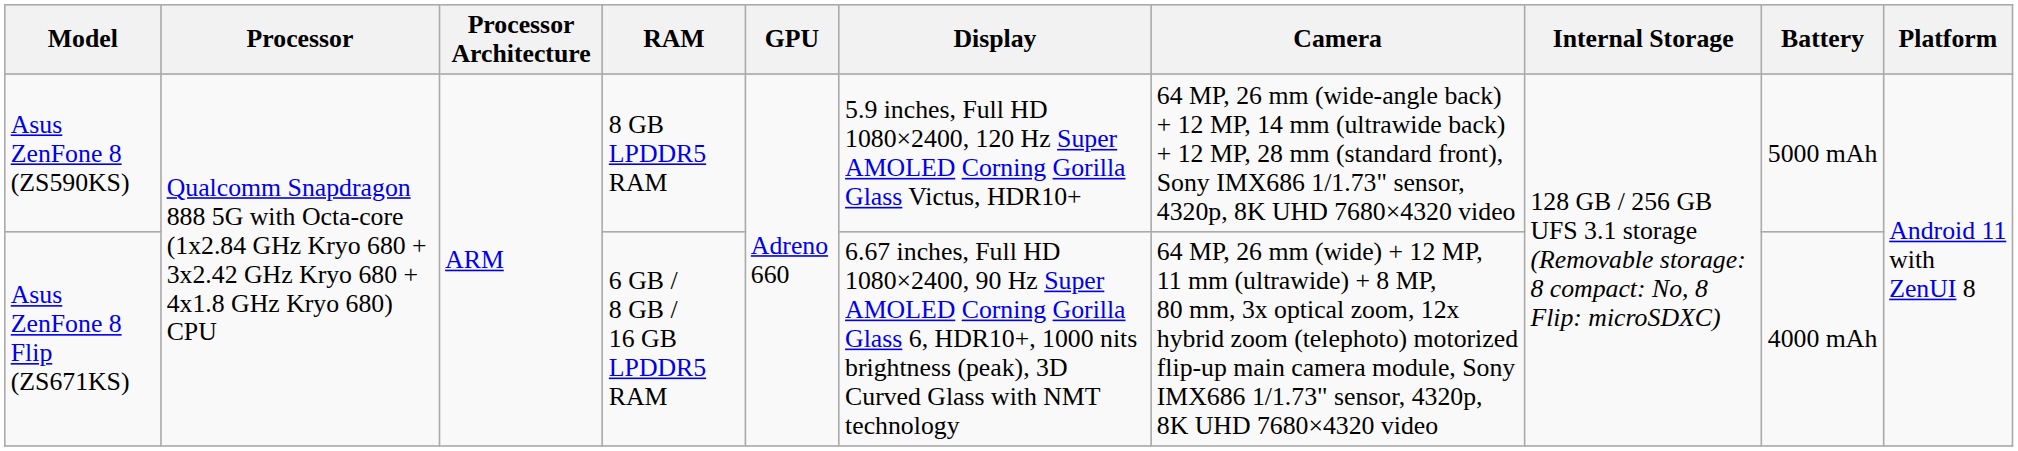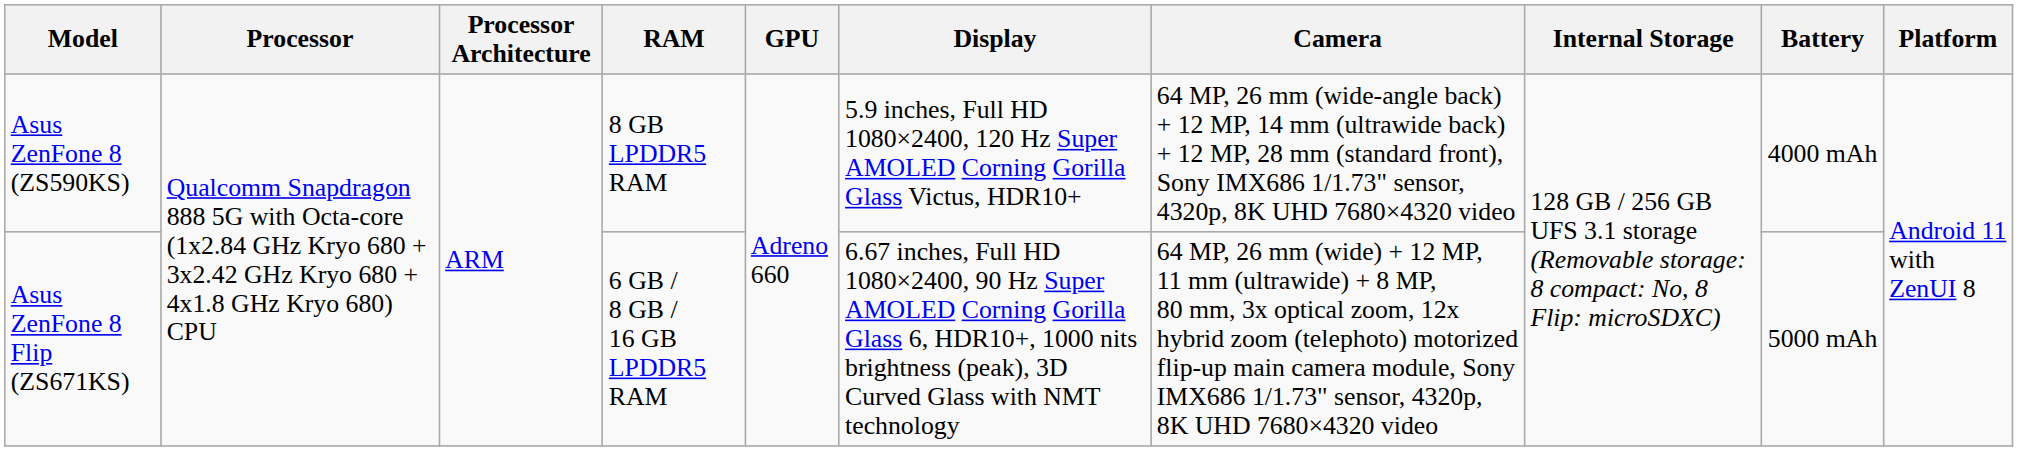(1823, 152) 5000 mAh -> (1823, 152) 4000 mAh
(1823, 338) 4000 mAh -> (1823, 338) 5000 mAh
